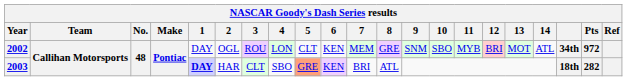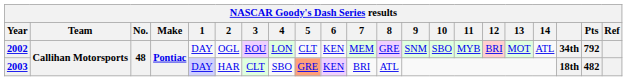(592, 49) 972 -> (592, 49) 792
(202, 67) bold -> (202, 67) normal
(592, 67) 282 -> (592, 67) 482
